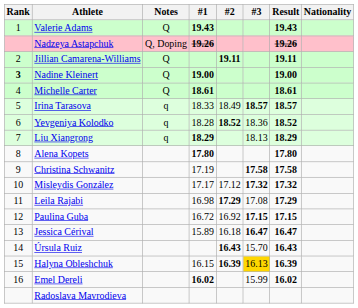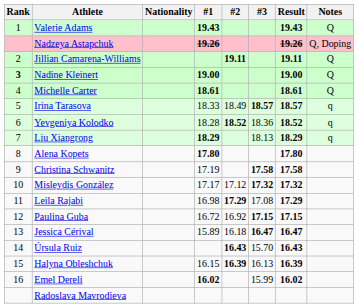columns swapped: (328, 12) <-> (166, 12)
(257, 264) gold background -> (262, 264) no background
